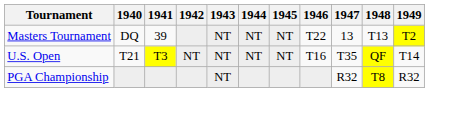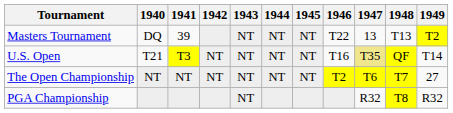(347, 56) no background -> (370, 56) khaki background
+ row: (71, 77)
